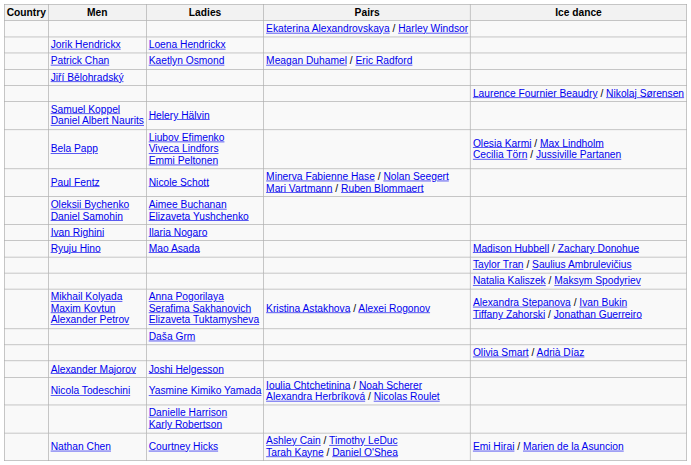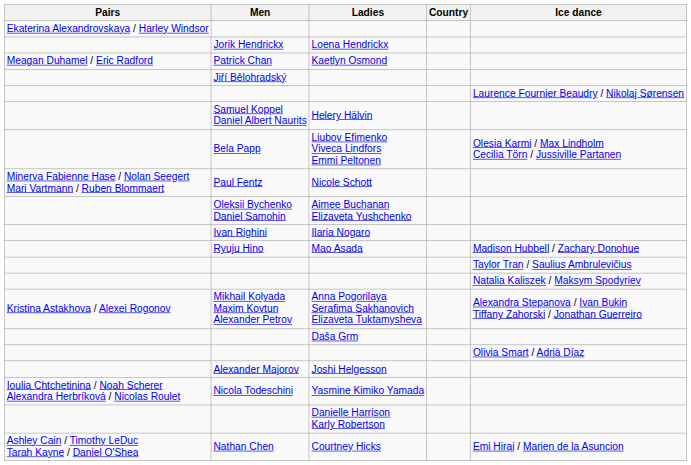columns swapped: (26, 12) <-> (367, 12)
